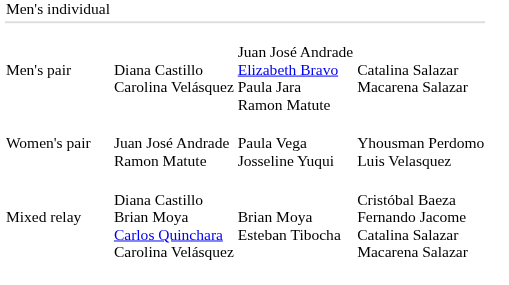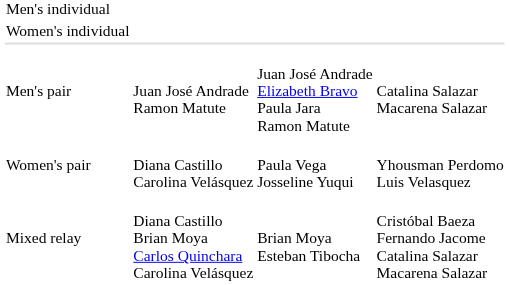+ row: (68, 30)
(174, 78) Diana Castillo Carolina Velásquez -> (191, 99) Juan José Andrade Ramon Matute
(172, 152) Juan José Andrade Ramon Matute -> (193, 173) Diana Castillo Carolina Velásquez
